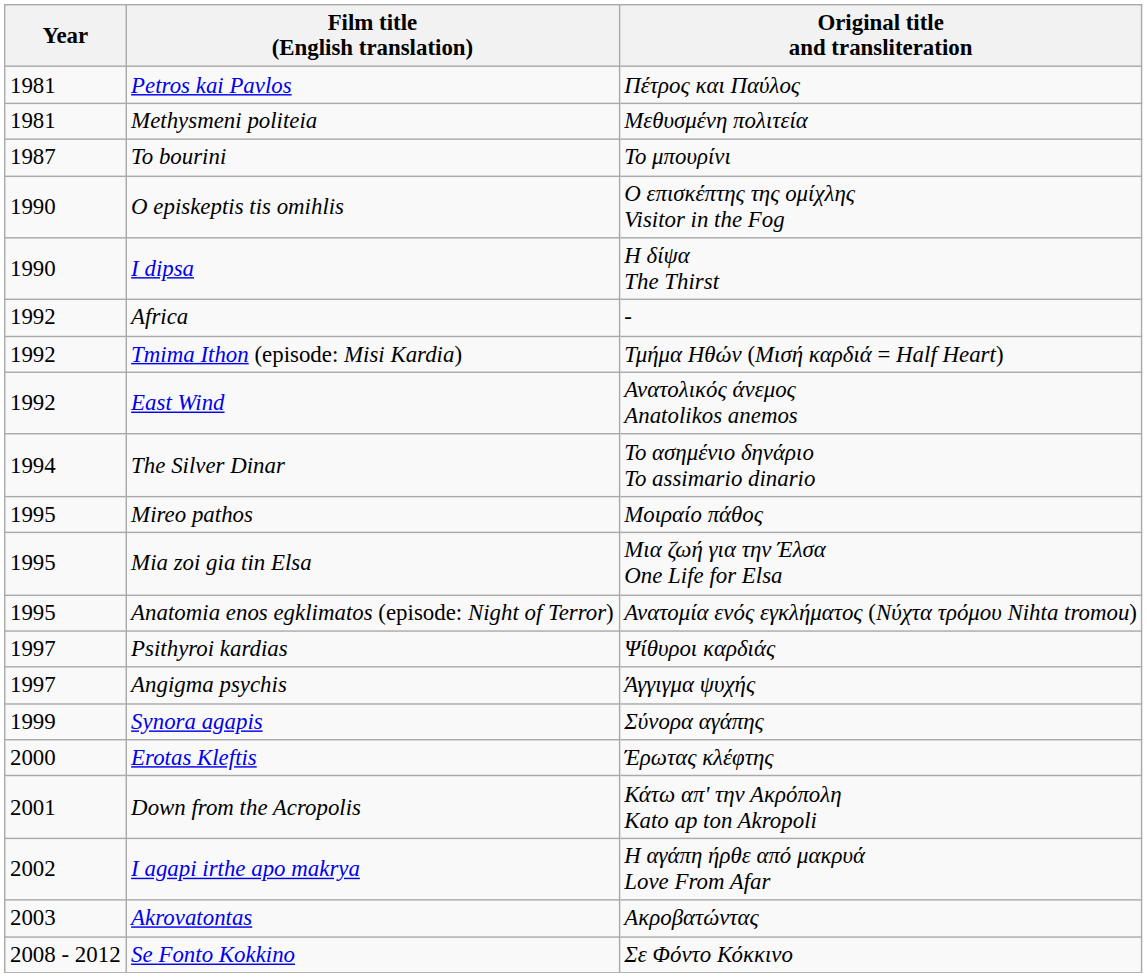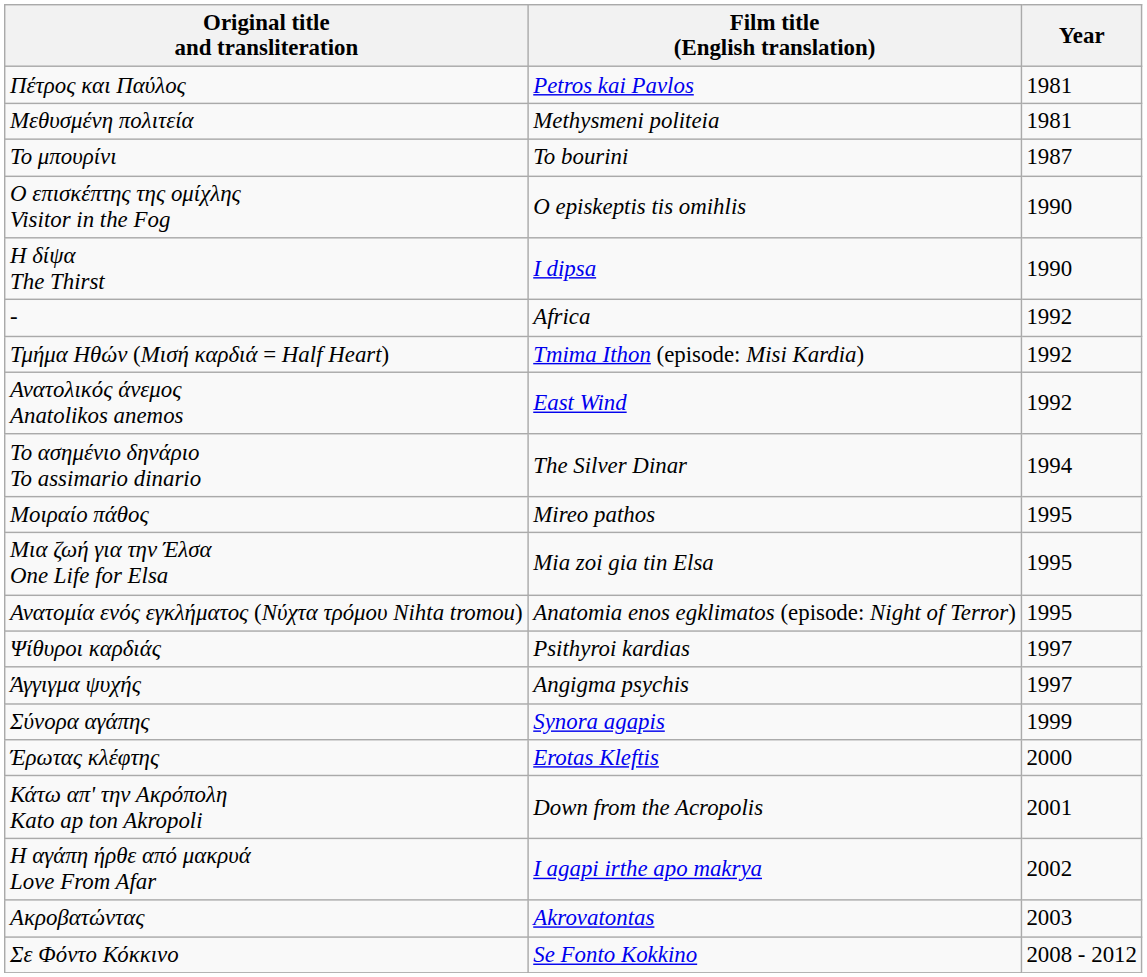columns swapped: (65, 35) <-> (881, 35)
